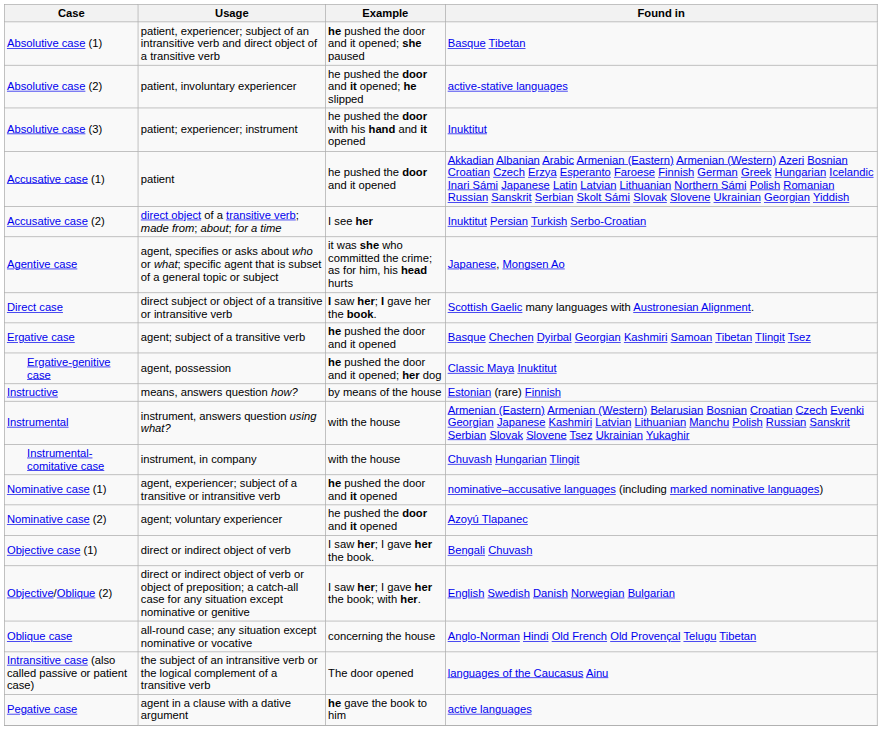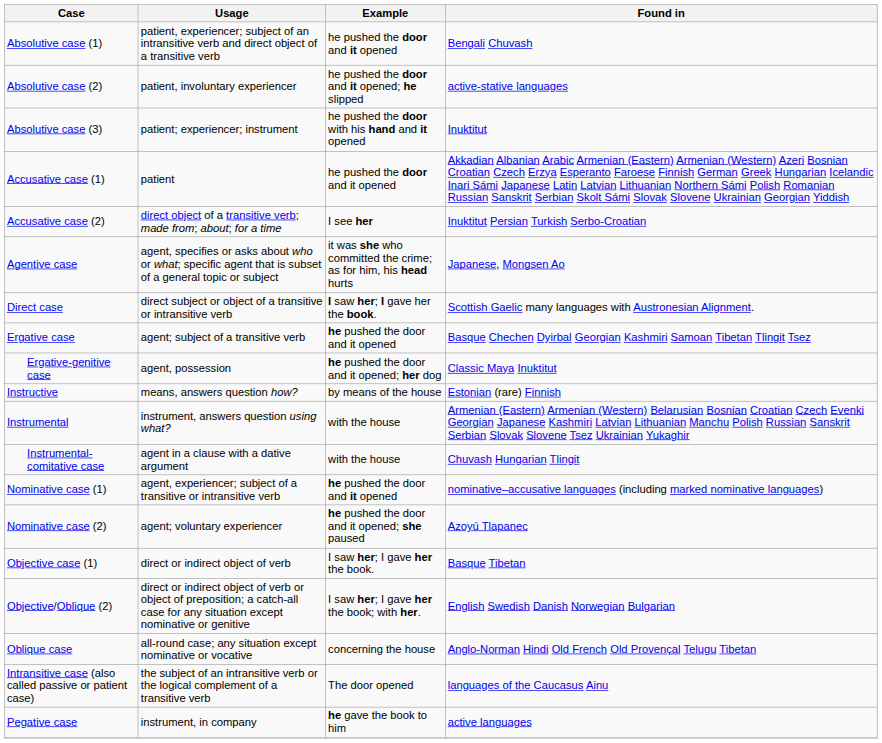(377, 43) he pushed the door and it opened; she paused -> (378, 43) he pushed the door and it opened
(487, 43) Basque Tibetan -> (490, 43) Bengali Chuvash
(199, 459) instrument, in company -> (216, 459) agent in a clause with a dative argument
(378, 520) he pushed the door and it opened -> (377, 526) he pushed the door and it opened; she paused
(490, 550) Bengali Chuvash -> (487, 563) Basque Tibetan
(216, 709) agent in a clause with a dative argument -> (199, 722) instrument, in company
